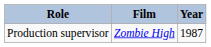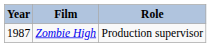columns swapped: (192, 14) <-> (58, 14)
